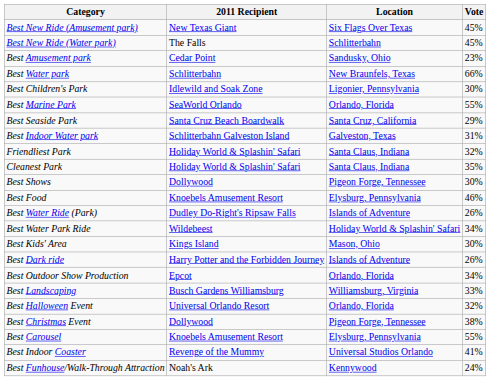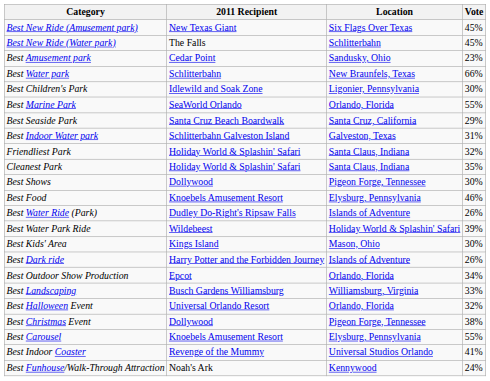(474, 228) 34% -> (474, 228) 39%
